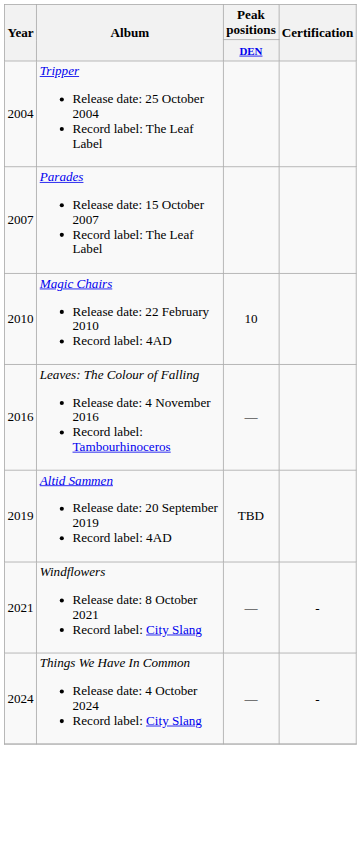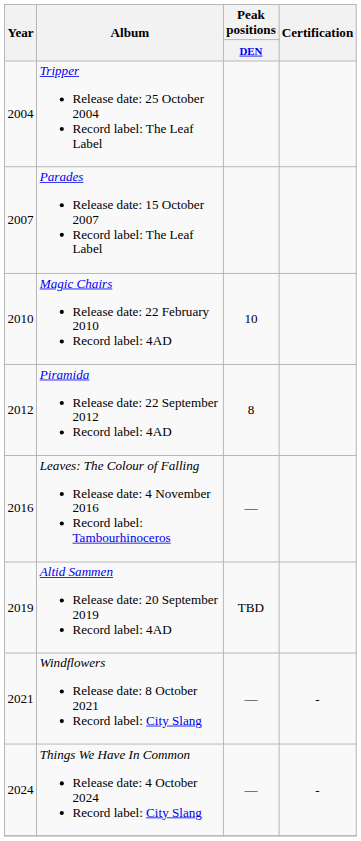+ row: (130, 403)
